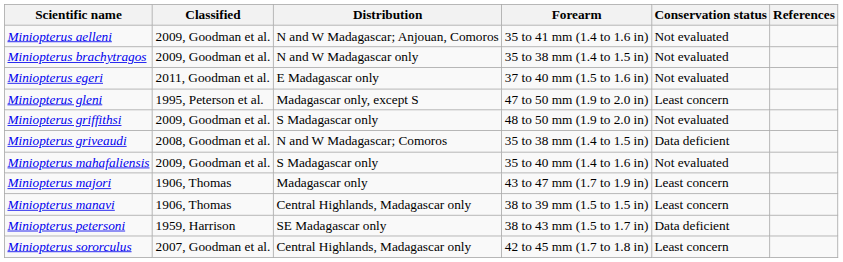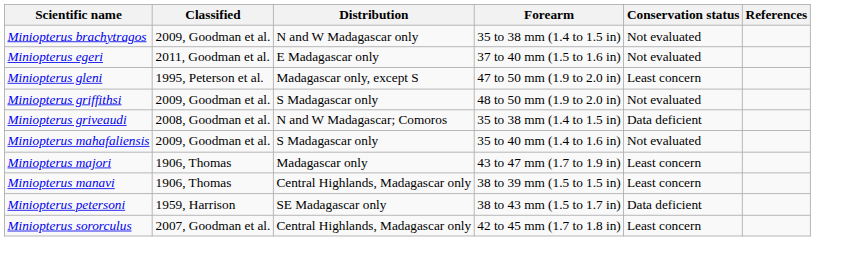- row: (60, 36)
